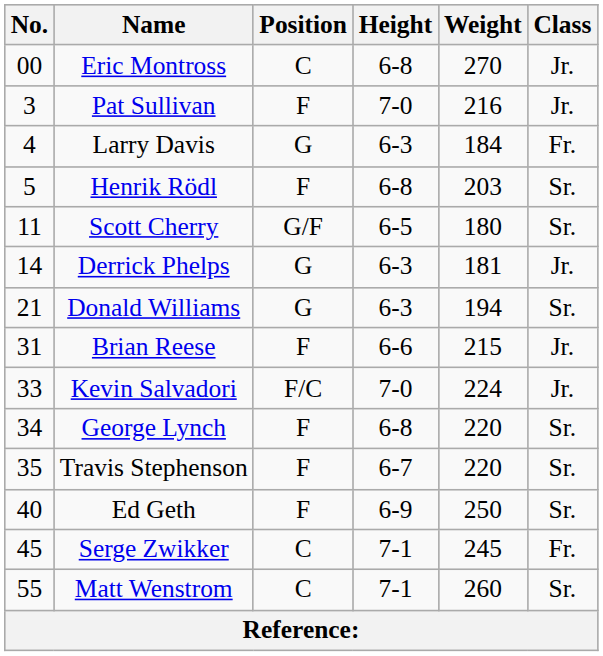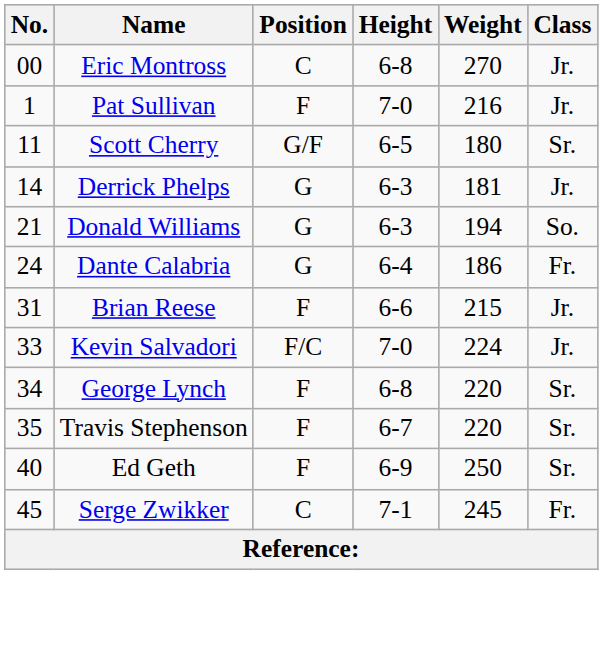(29, 105) 3 -> (29, 105) 1
- row: (154, 145)
- row: (154, 186)
(562, 307) Sr. -> (562, 226) So.
+ row: (154, 266)
- row: (154, 589)
